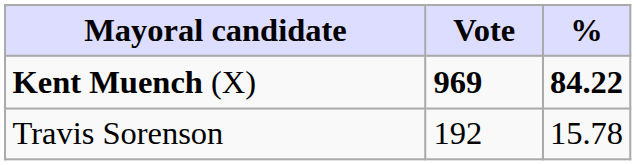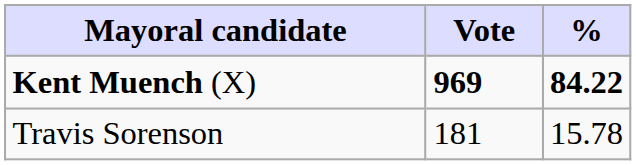(458, 133) 192 -> (458, 133) 181
